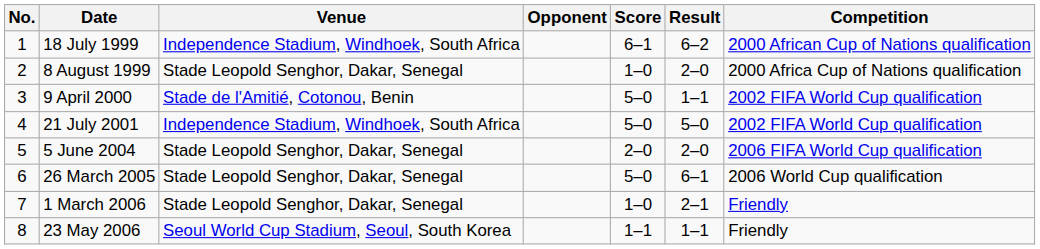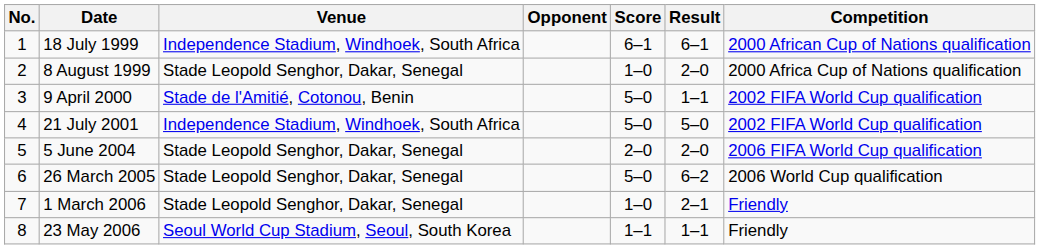(695, 44) 6–2 -> (695, 44) 6–1
(695, 177) 6–1 -> (695, 177) 6–2
